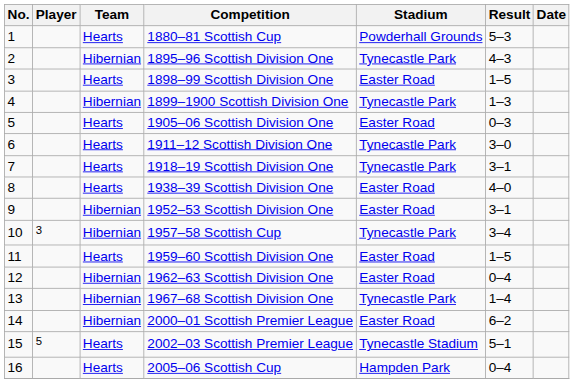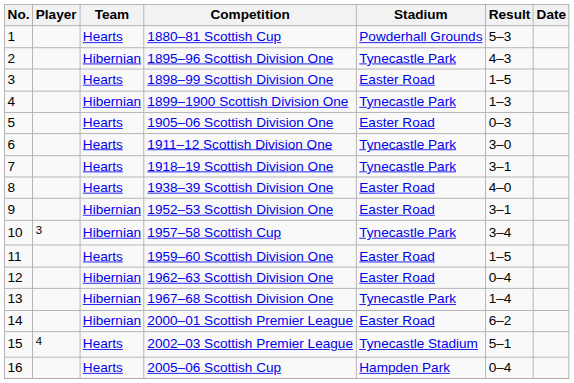(39, 341) 5 -> (39, 341) 4
